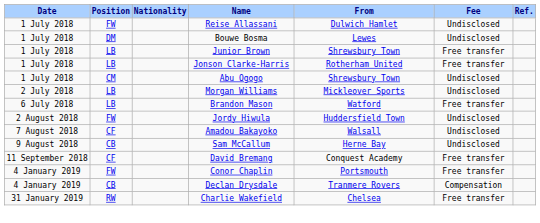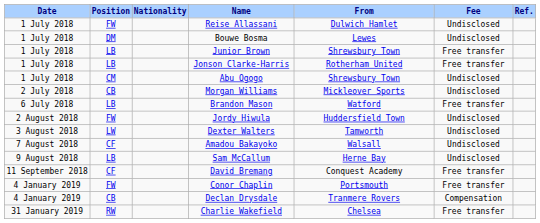(111, 91) LB -> (111, 91) CB
+ row: (241, 131)
(111, 144) CB -> (111, 158) LB
